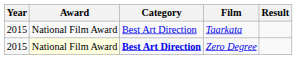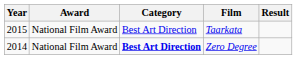(17, 46) 2015 -> (17, 46) 2014
(75, 46) lightyellow background -> (75, 46) no background
